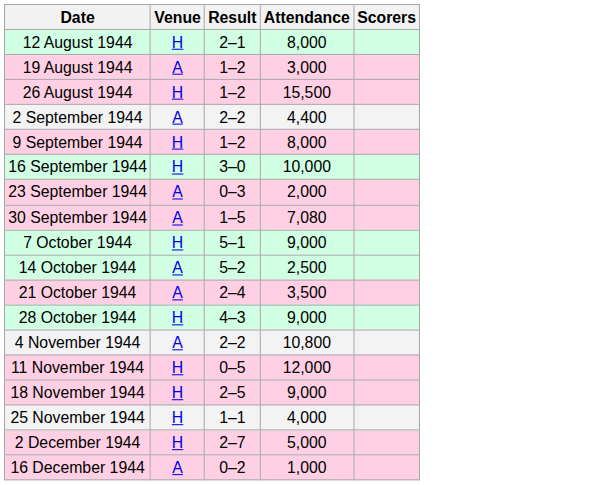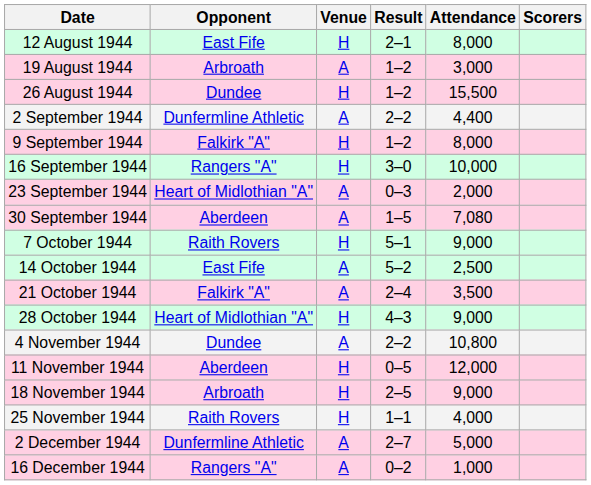+ column: (234, 17)
(178, 443) H -> (344, 443) A
